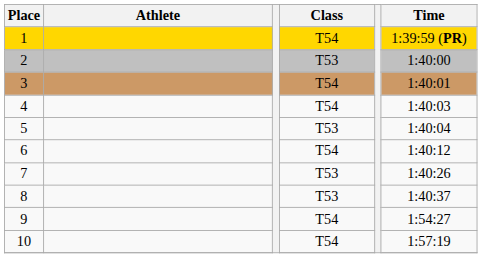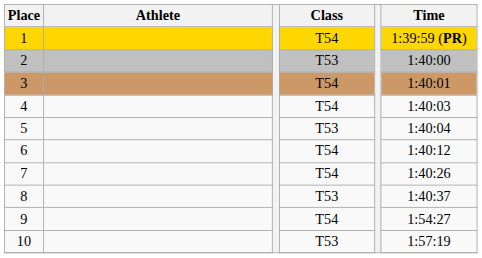(327, 173) T53 -> (327, 173) T54
(327, 241) T54 -> (327, 241) T53
